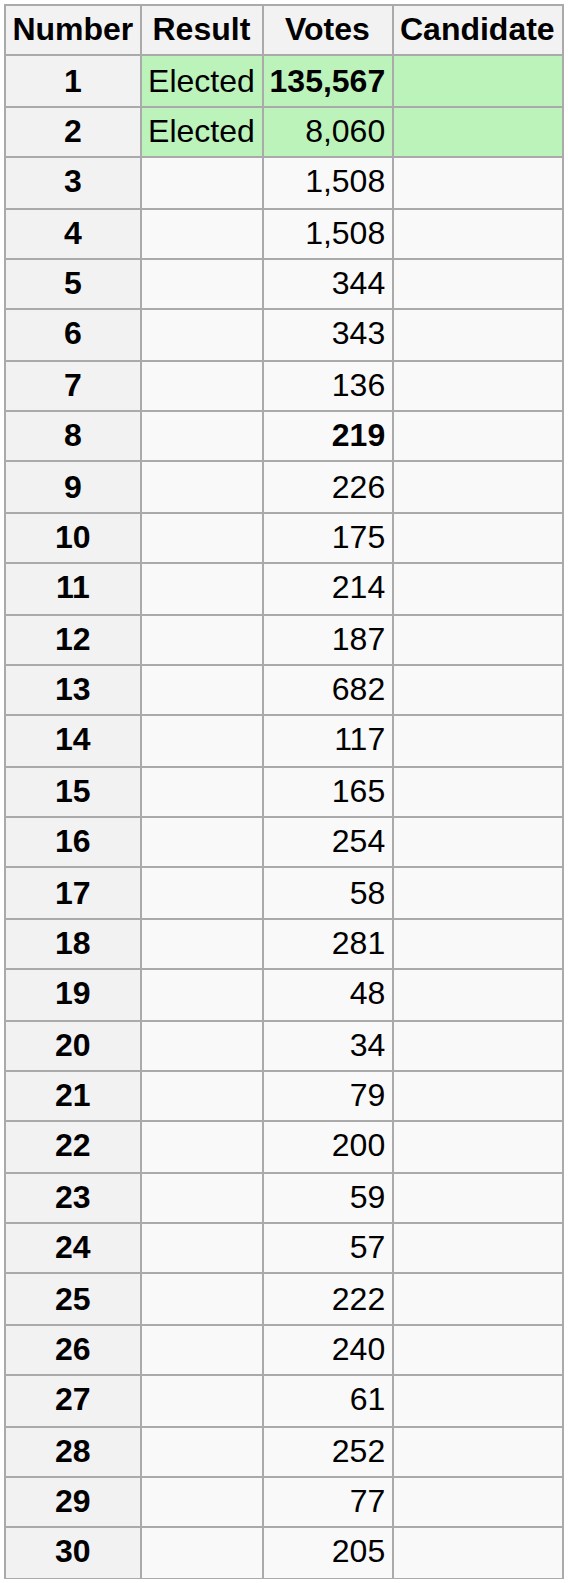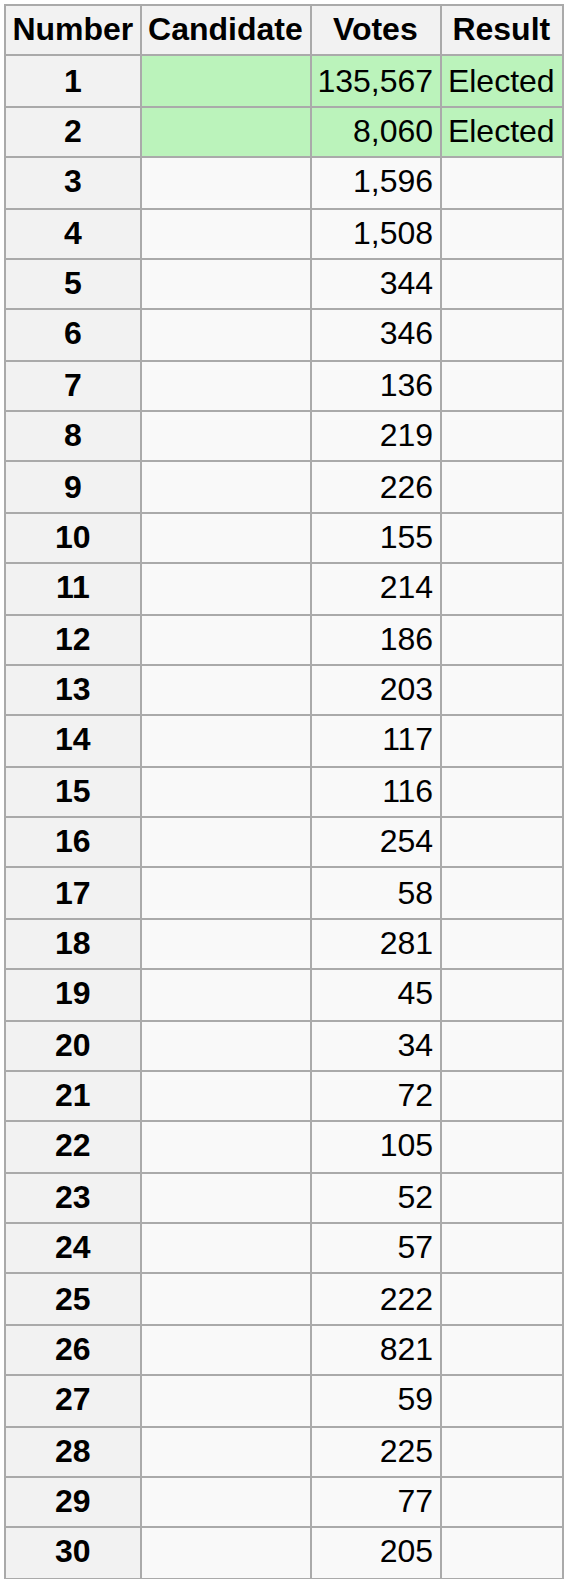columns swapped: (477, 29) <-> (201, 29)
(327, 80) bold -> (375, 80) normal
(345, 182) 1,508 -> (393, 182) 1,596
(359, 334) 343 -> (406, 334) 346
(359, 435) bold -> (406, 435) normal
(359, 537) 175 -> (406, 537) 155
(359, 638) 187 -> (406, 638) 186
(359, 689) 682 -> (406, 689) 203
(359, 791) 165 -> (408, 791) 116
(367, 994) 48 -> (415, 994) 45
(367, 1095) 79 -> (415, 1095) 72
(359, 1146) 200 -> (406, 1146) 105
(367, 1197) 59 -> (415, 1197) 52
(359, 1349) 240 -> (406, 1349) 821
(367, 1400) 61 -> (415, 1400) 59
(359, 1450) 252 -> (406, 1450) 225
